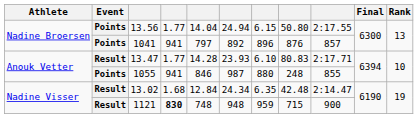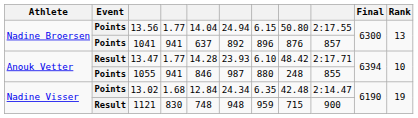(203, 43) 797 -> (203, 43) 637
(295, 58) 80.83 -> (295, 58) 48.42
(110, 89) Result -> (110, 89) Points
(174, 105) bold -> (174, 105) normal
